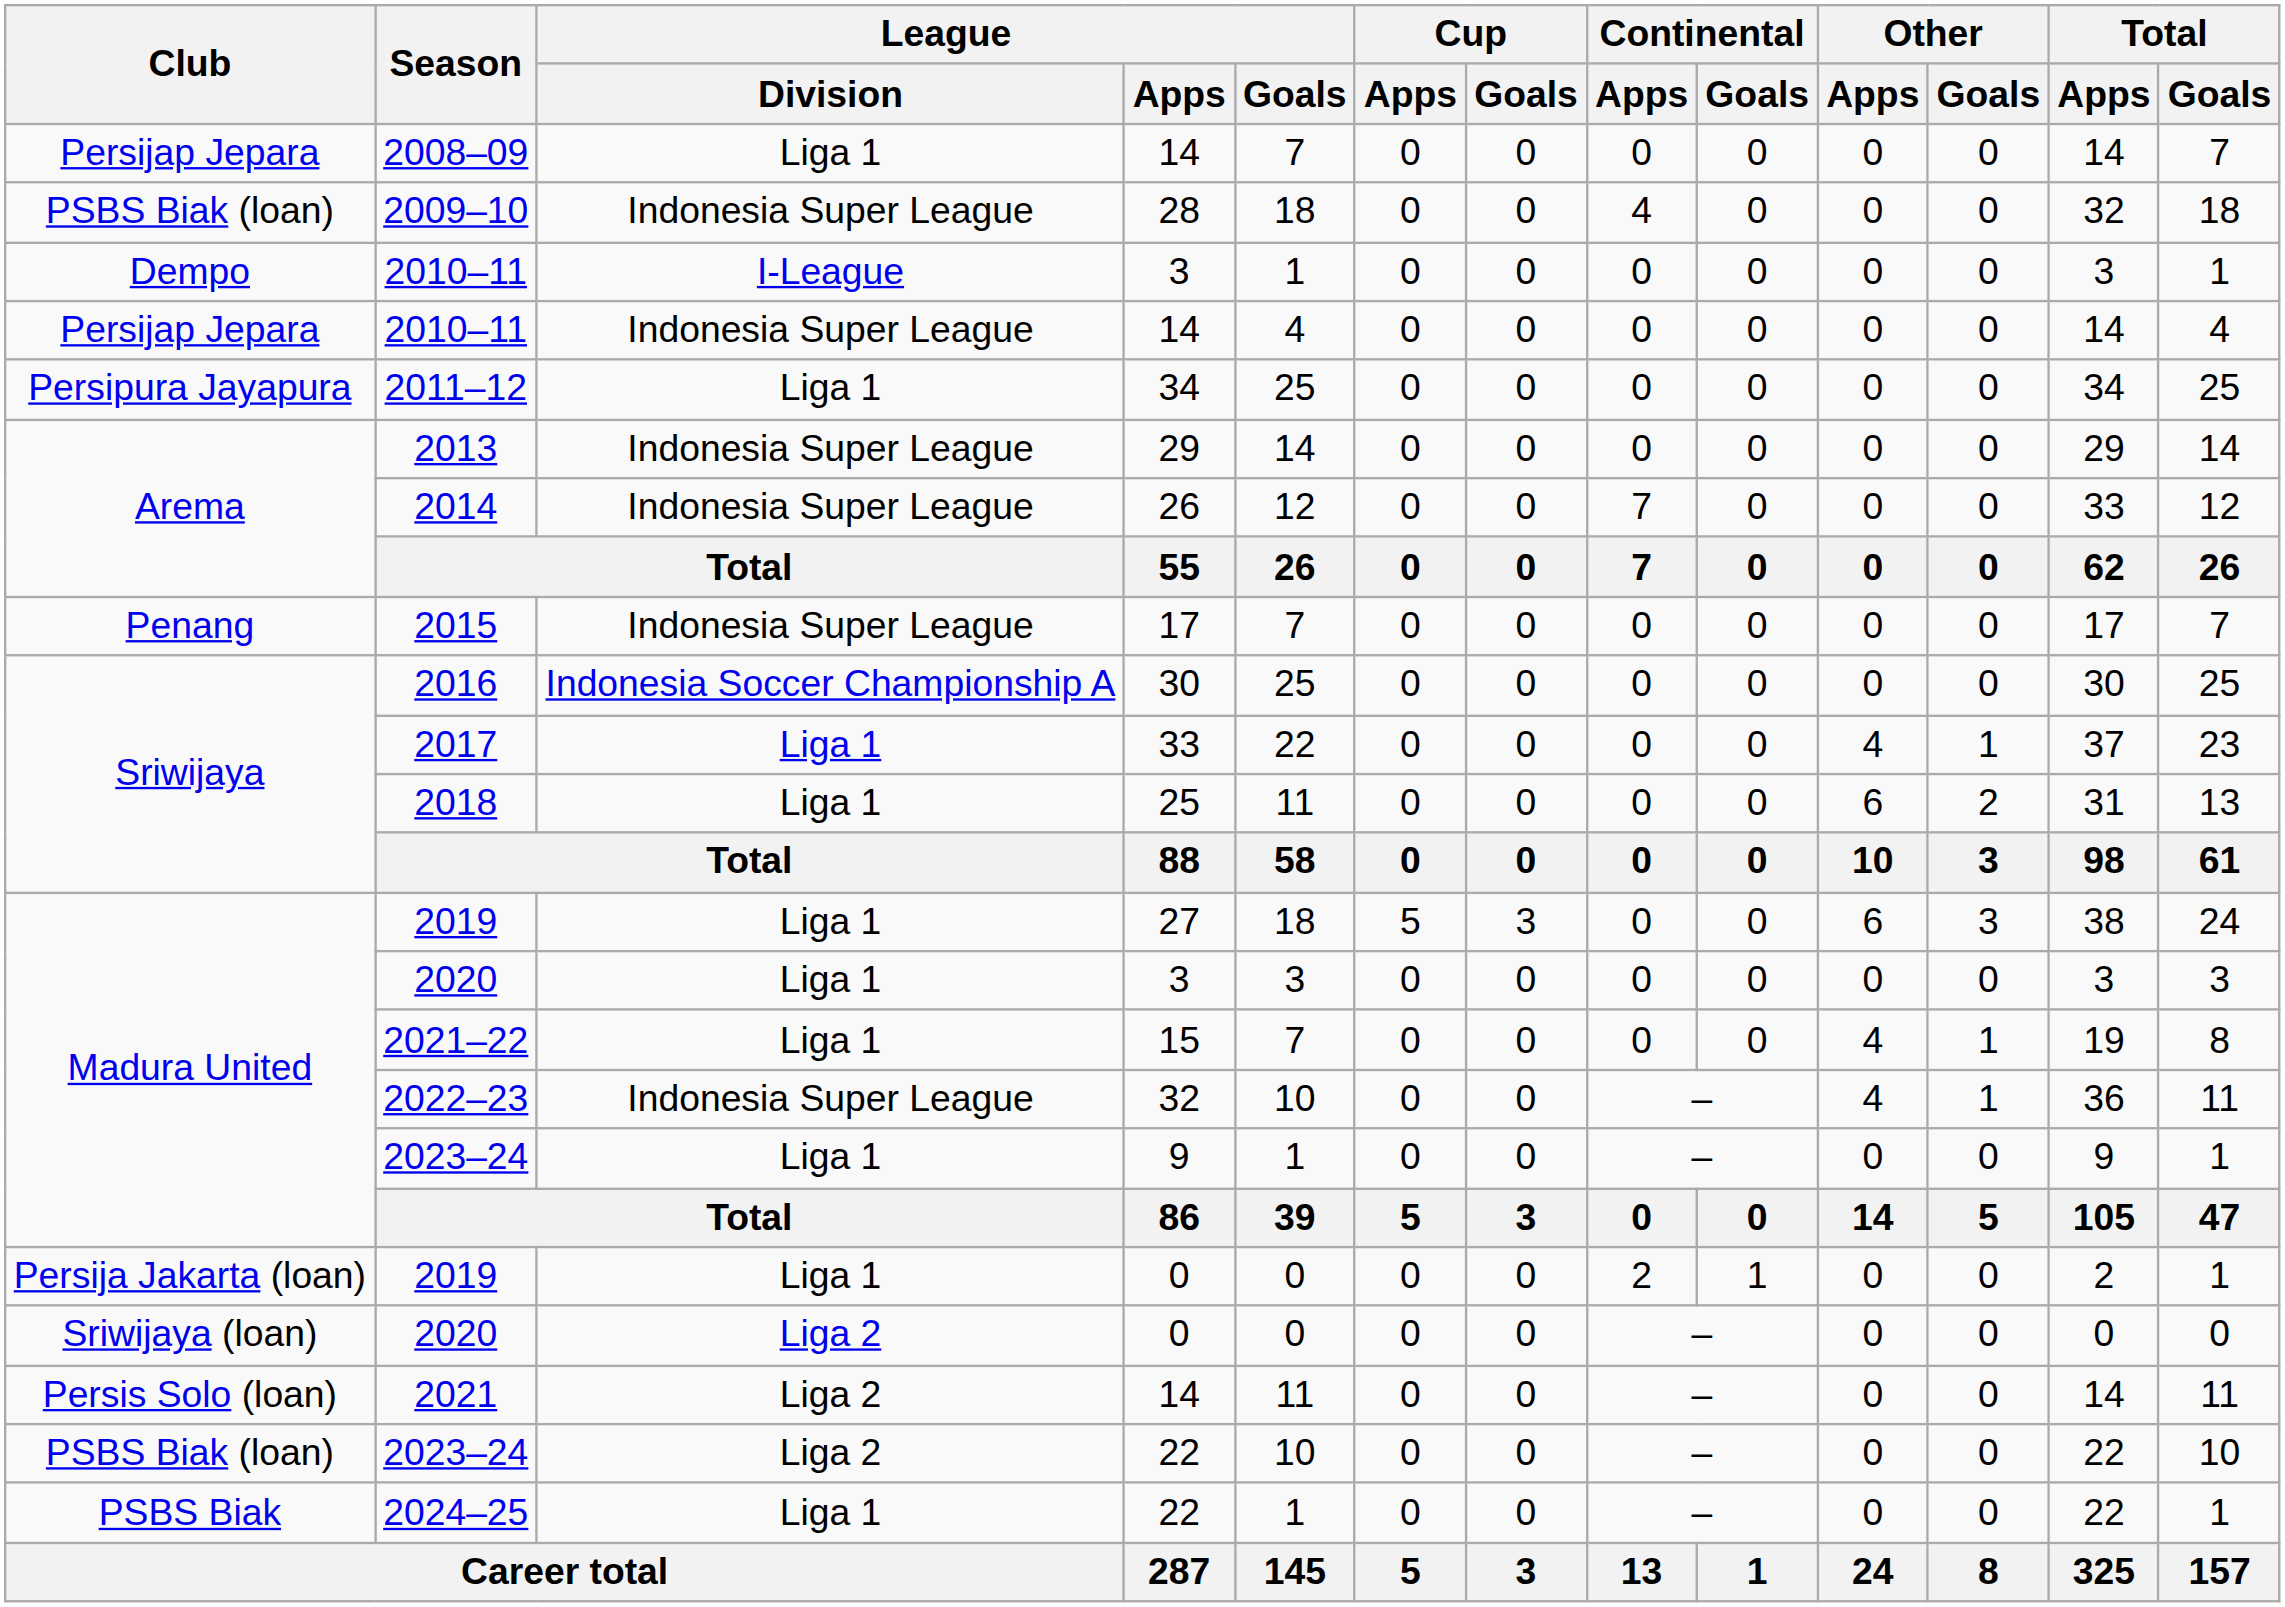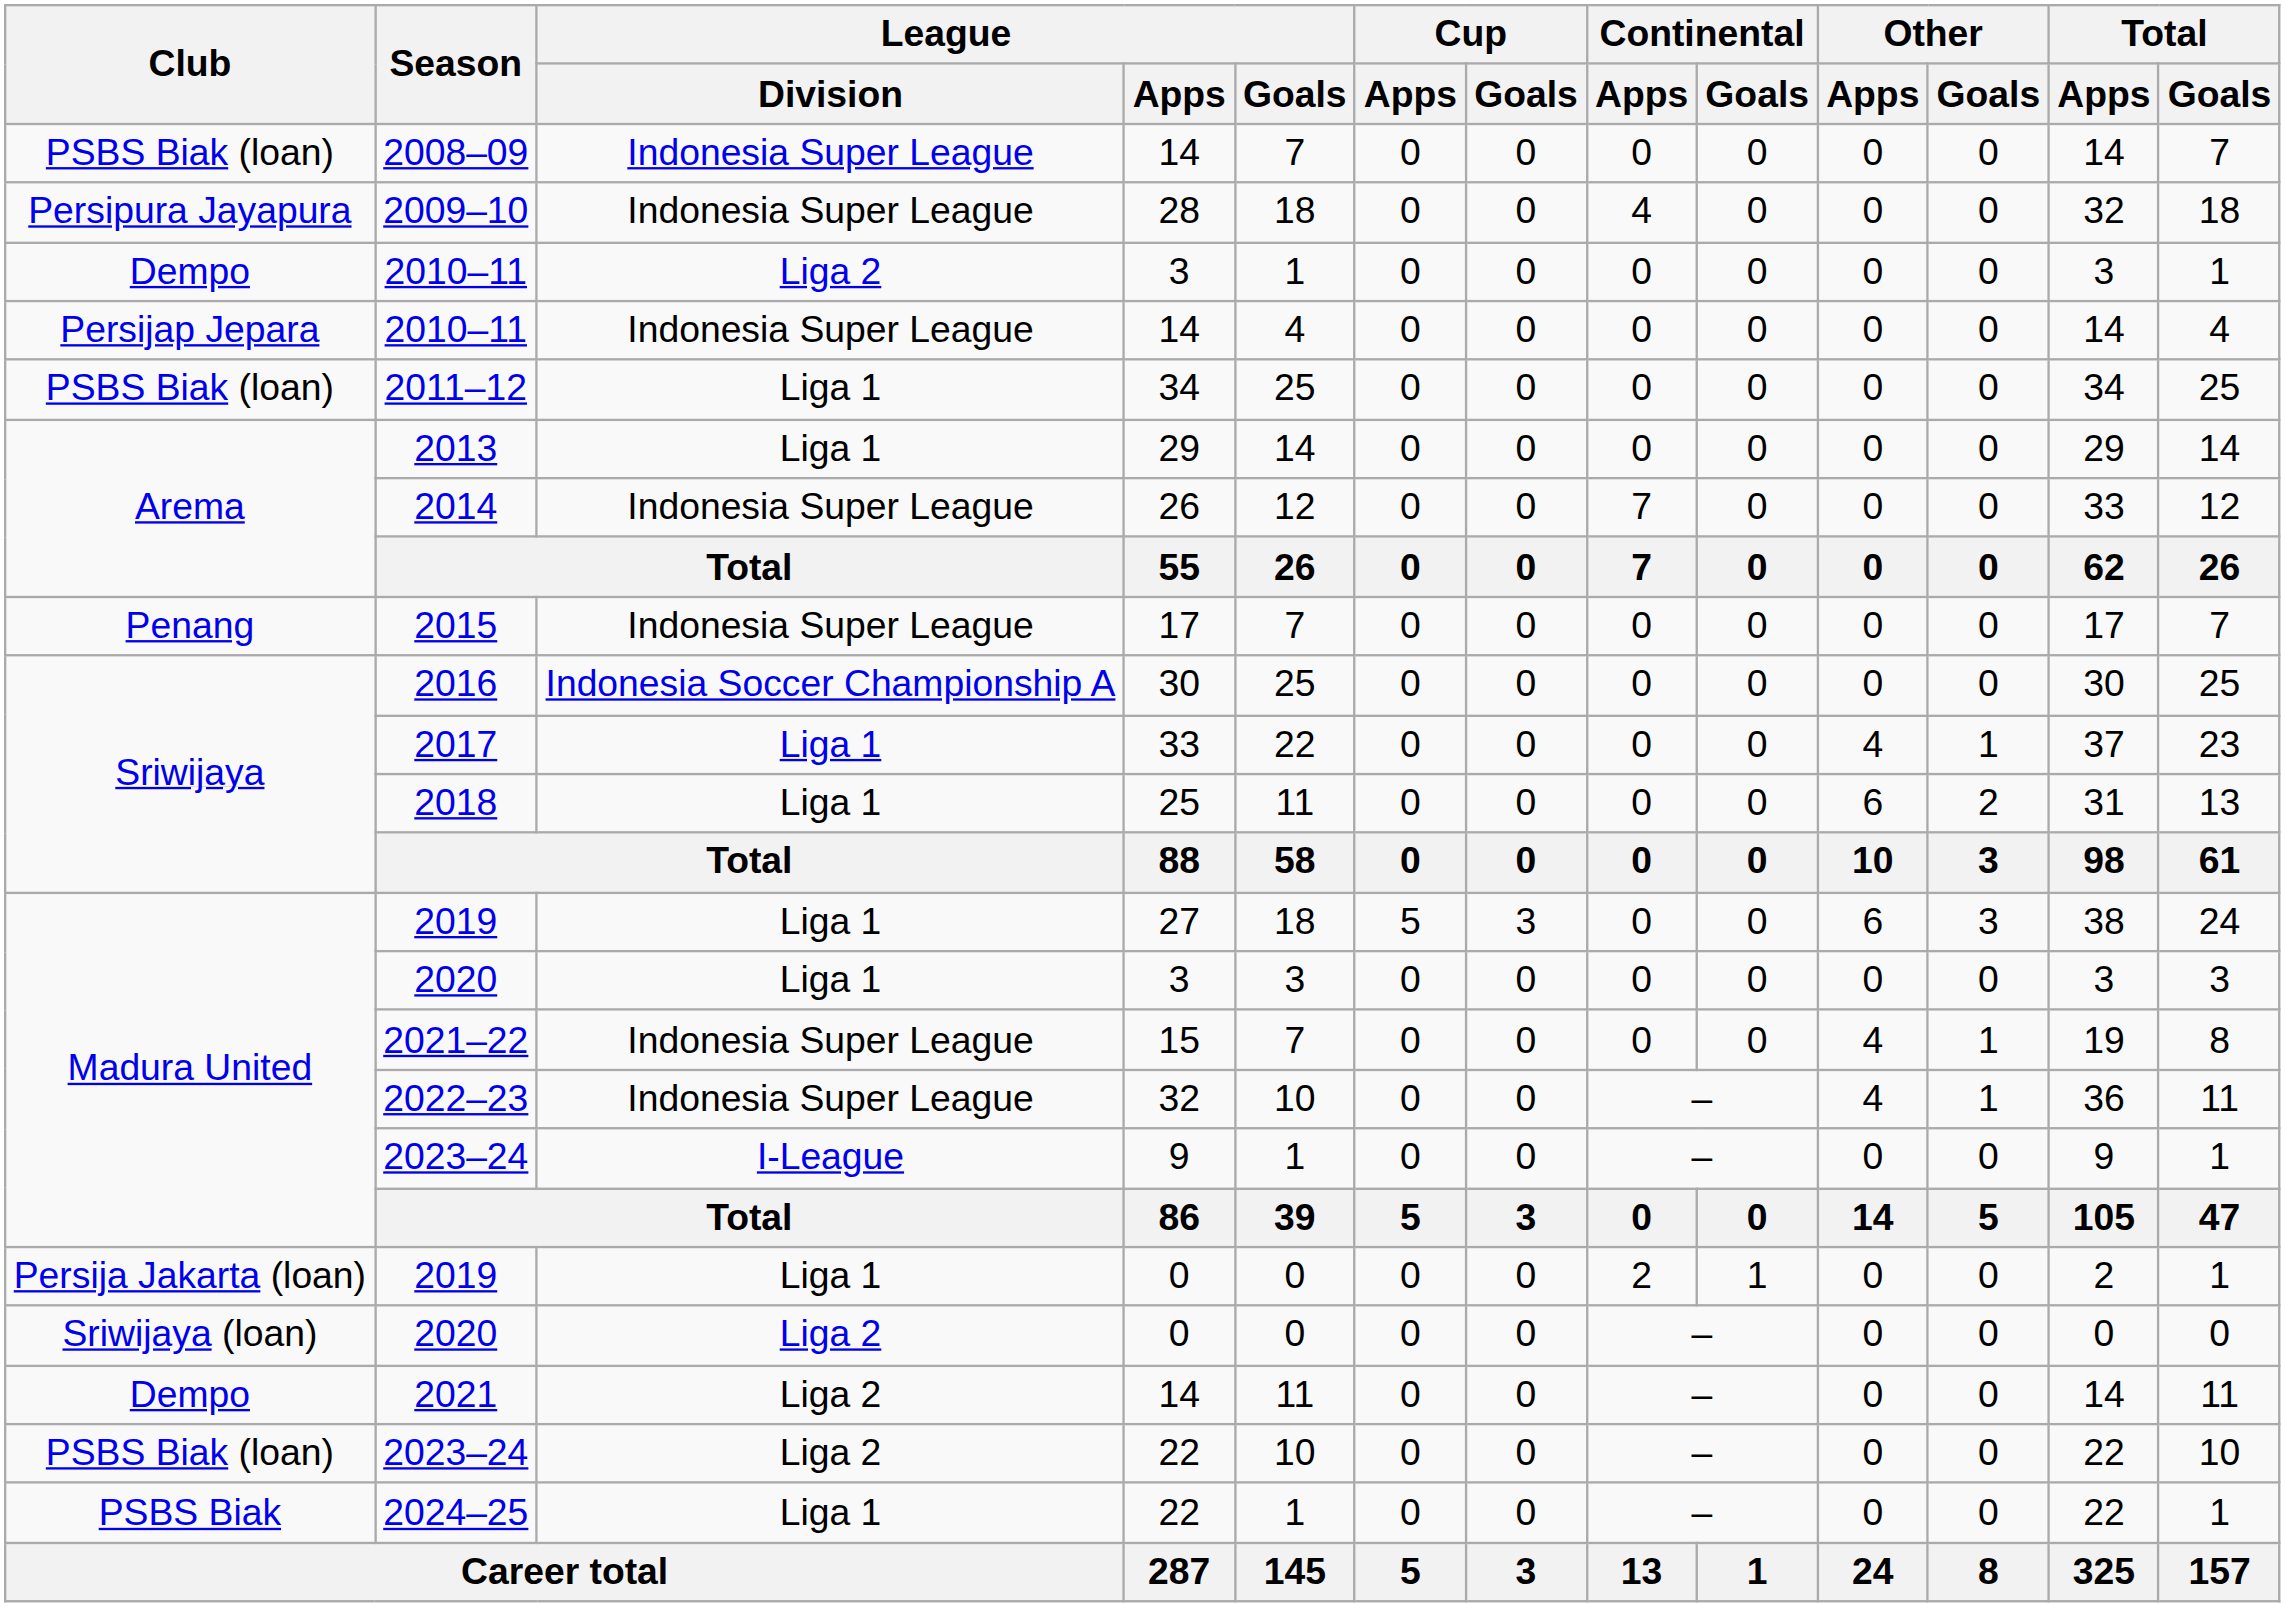(190, 152) Persijap Jepara -> (190, 152) PSBS Biak (loan)
(830, 152) Liga 1 -> (830, 152) Indonesia Super League
(190, 211) PSBS Biak (loan) -> (190, 211) Persipura Jayapura
(830, 270) I-League -> (830, 270) Liga 2
(190, 388) Persipura Jayapura -> (190, 388) PSBS Biak (loan)
(830, 447) Indonesia Super League -> (830, 447) Liga 1
(830, 1039) Liga 1 -> (830, 1039) Indonesia Super League
(830, 1157) Liga 1 -> (830, 1157) I-League
(190, 1393) Persis Solo (loan) -> (190, 1393) Dempo
